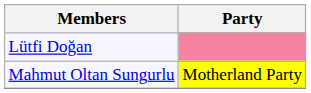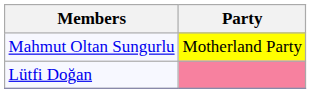rows swapped: (50, 46) <-> (92, 74)
